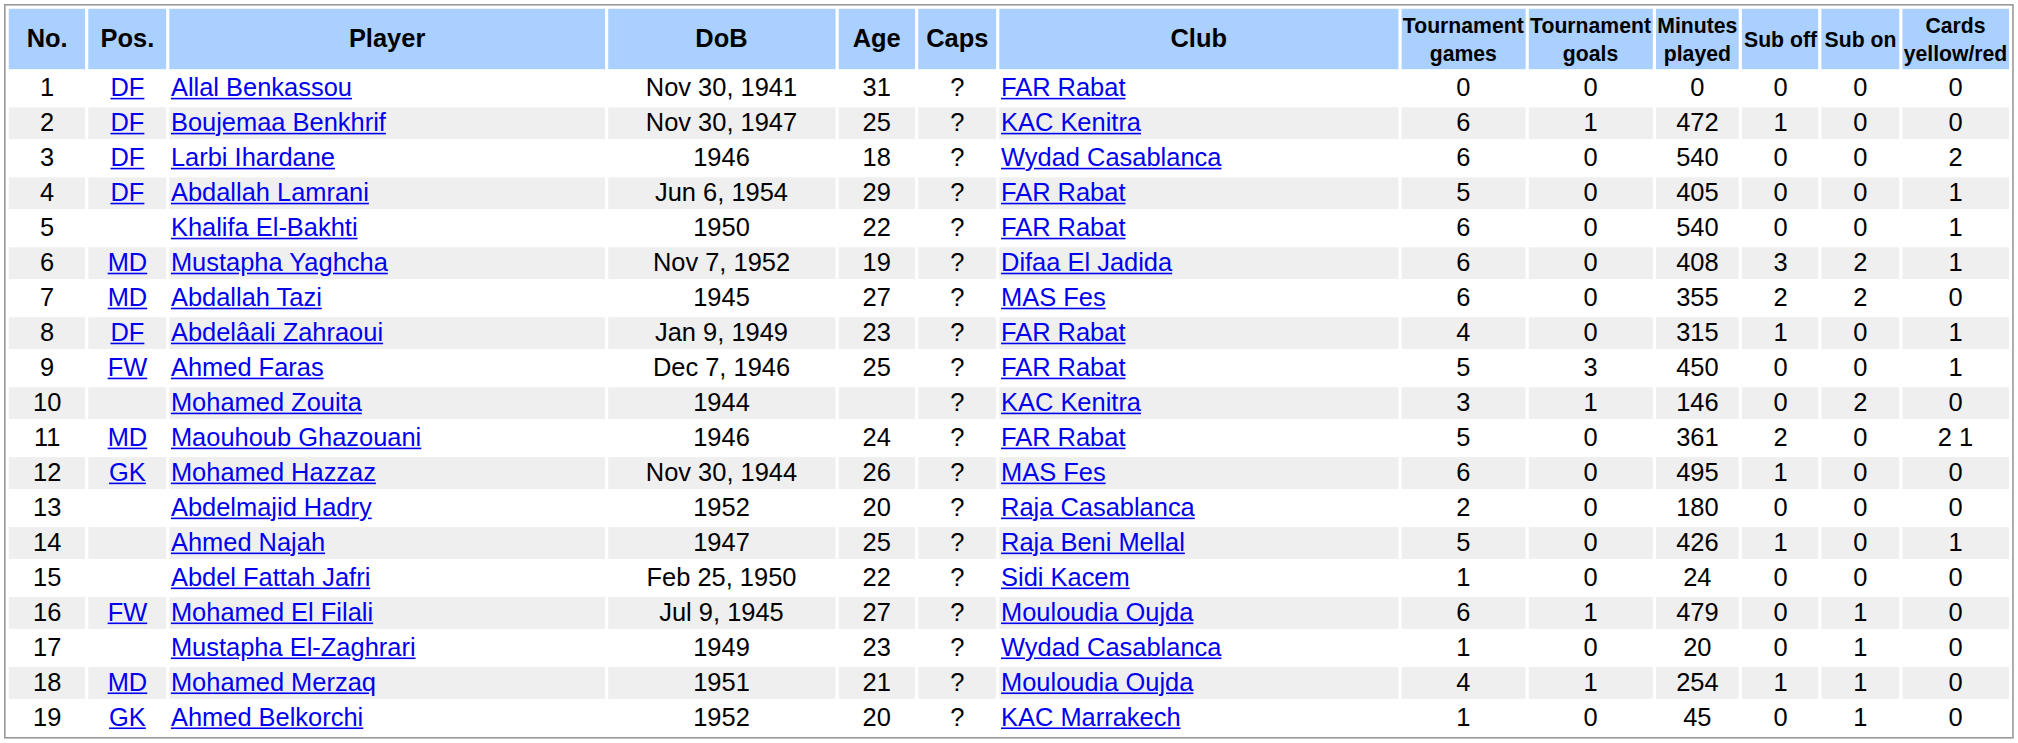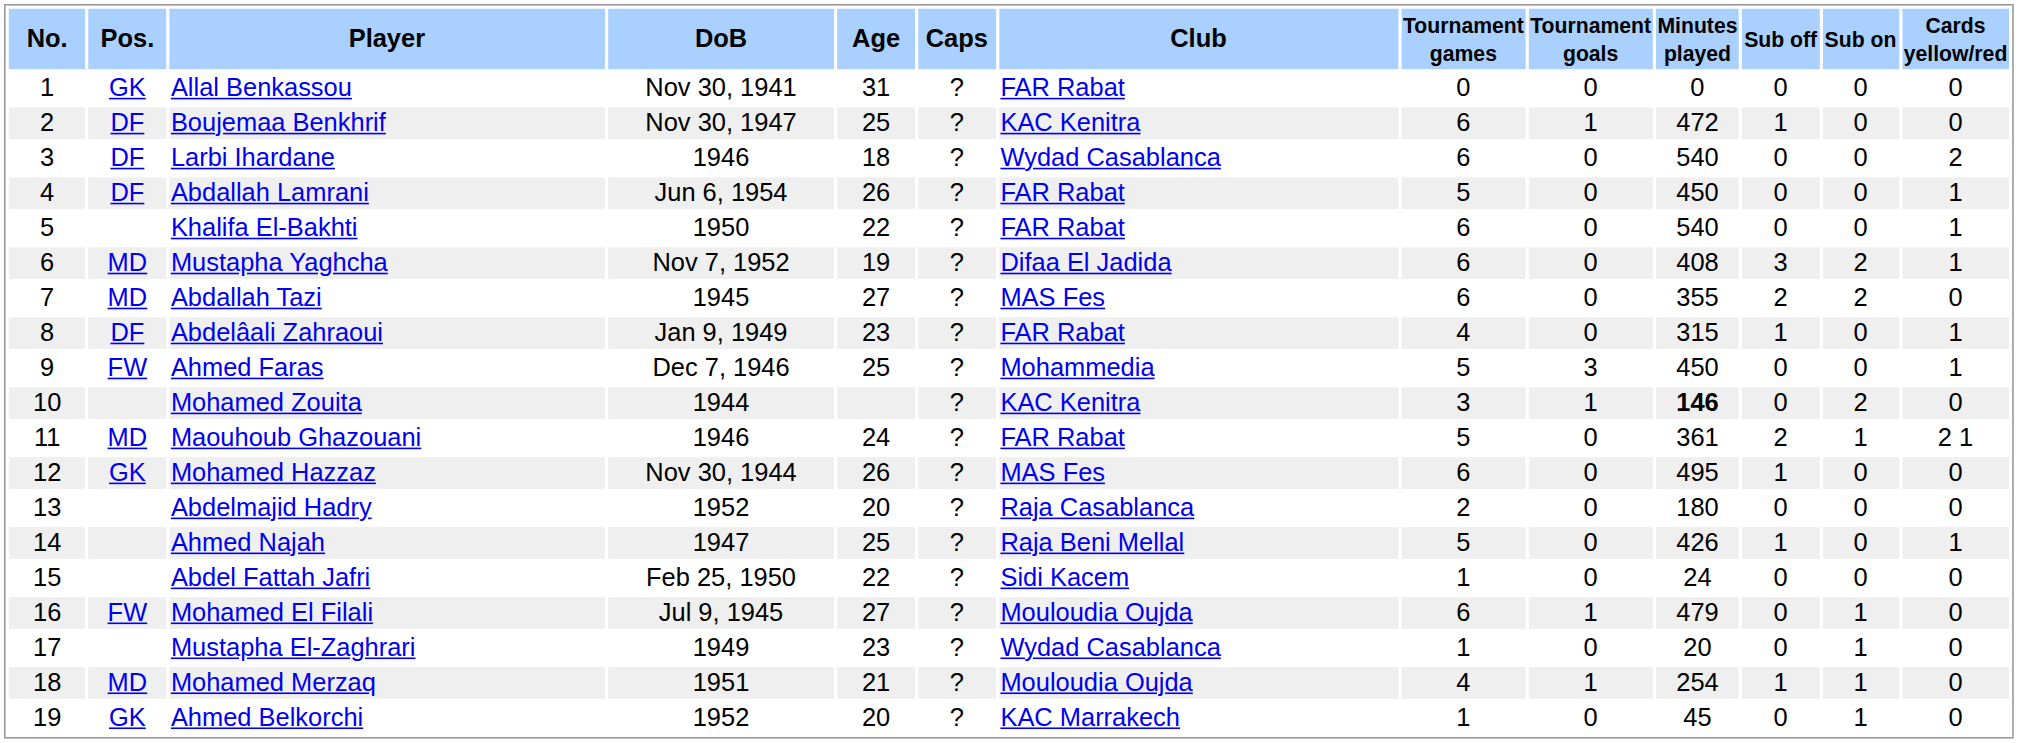(127, 87) DF -> (127, 87) GK
(877, 192) 29 -> (876, 192) 26
(1697, 192) 405 -> (1697, 192) 450
(1063, 367) FAR Rabat -> (1077, 367) Mohammedia
(1697, 402) normal -> (1697, 402) bold
(1860, 437) 0 -> (1861, 437) 1
